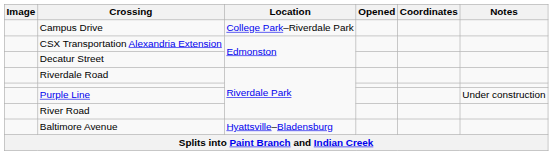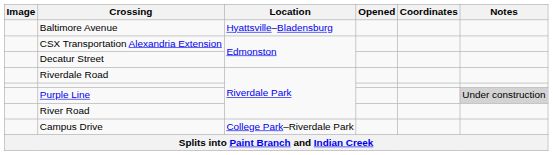rows swapped: (79, 127) <-> (71, 28)
(504, 95) no background -> (504, 95) lightgrey background
